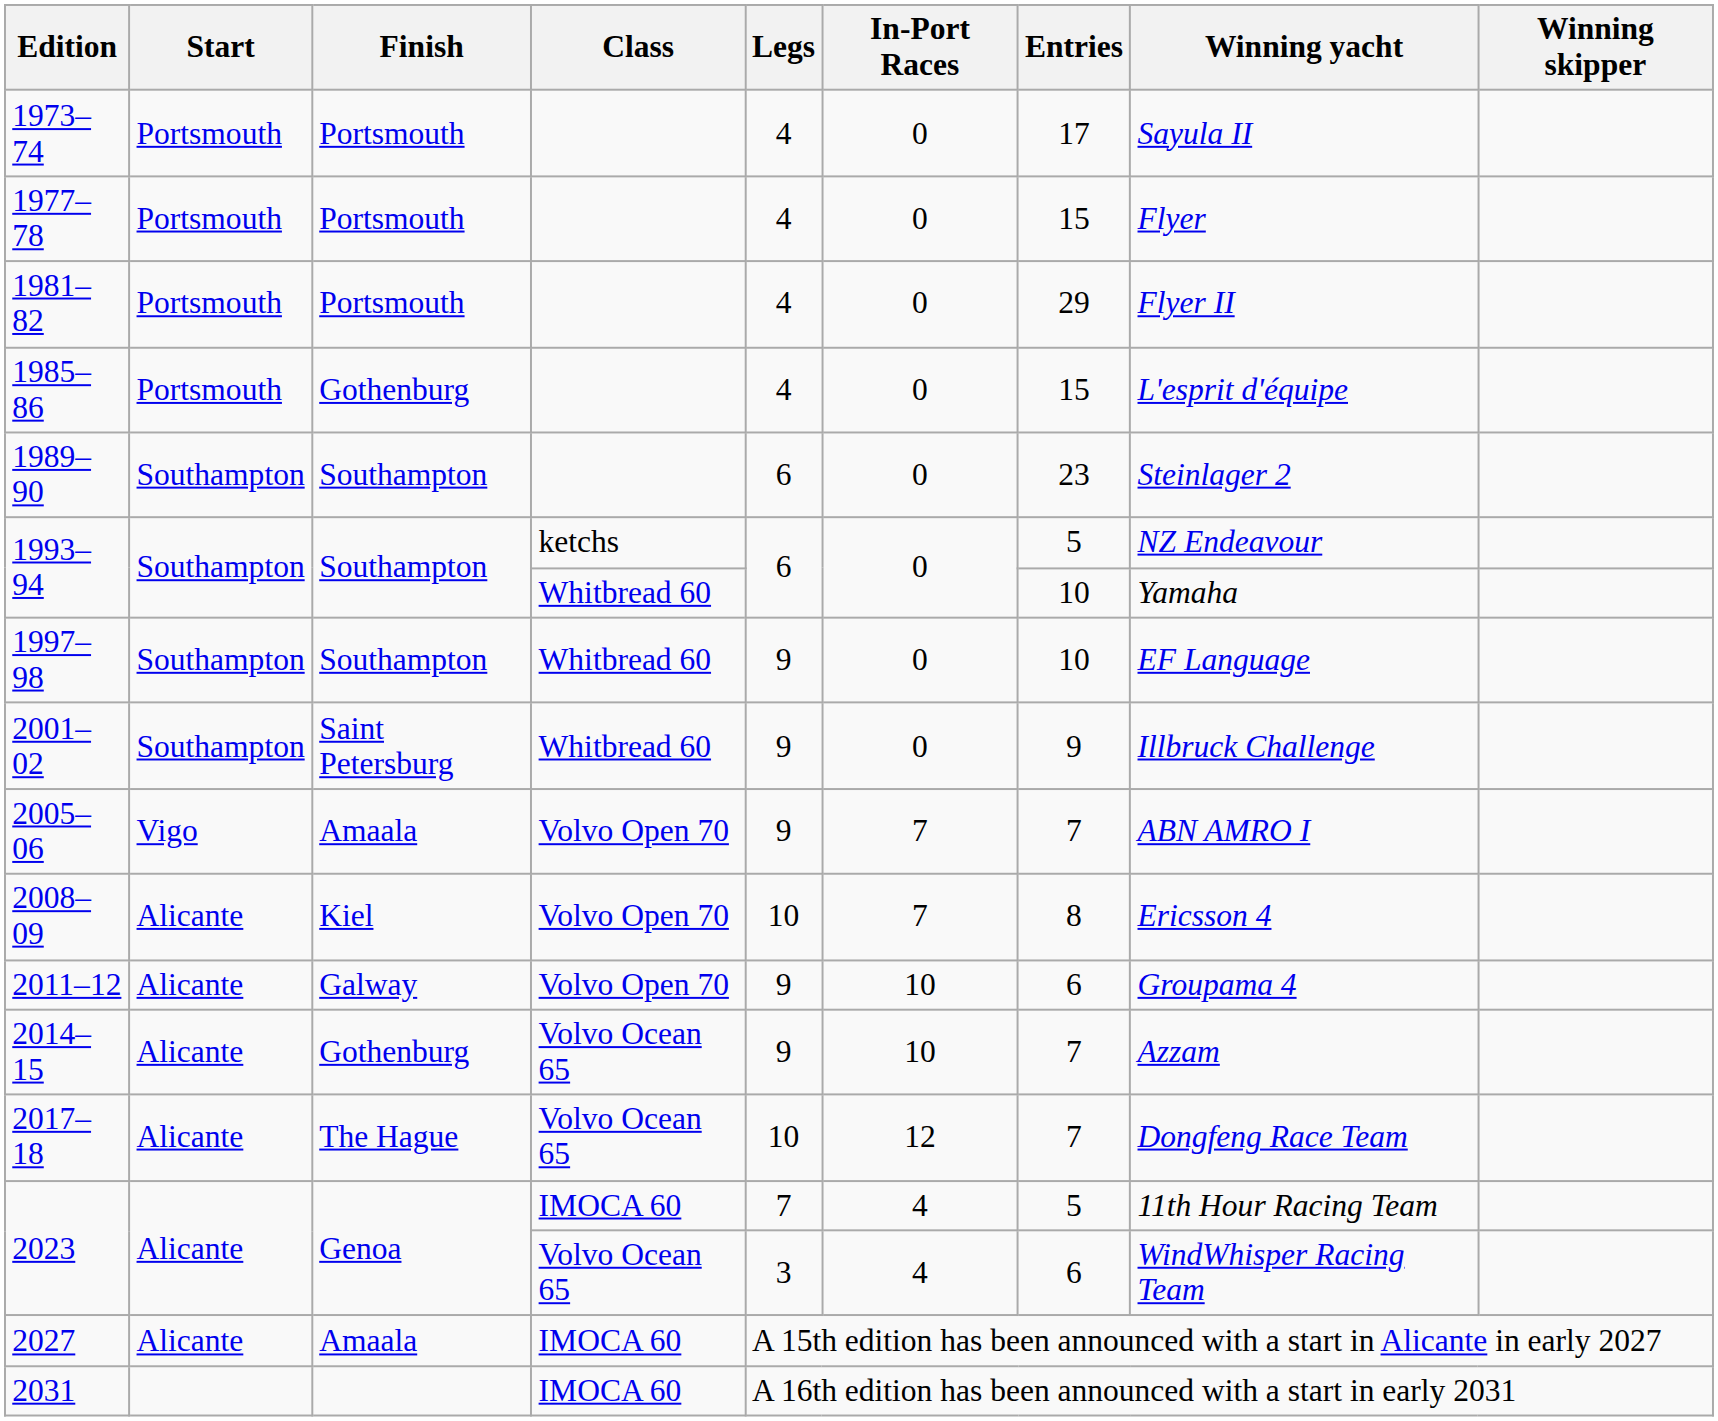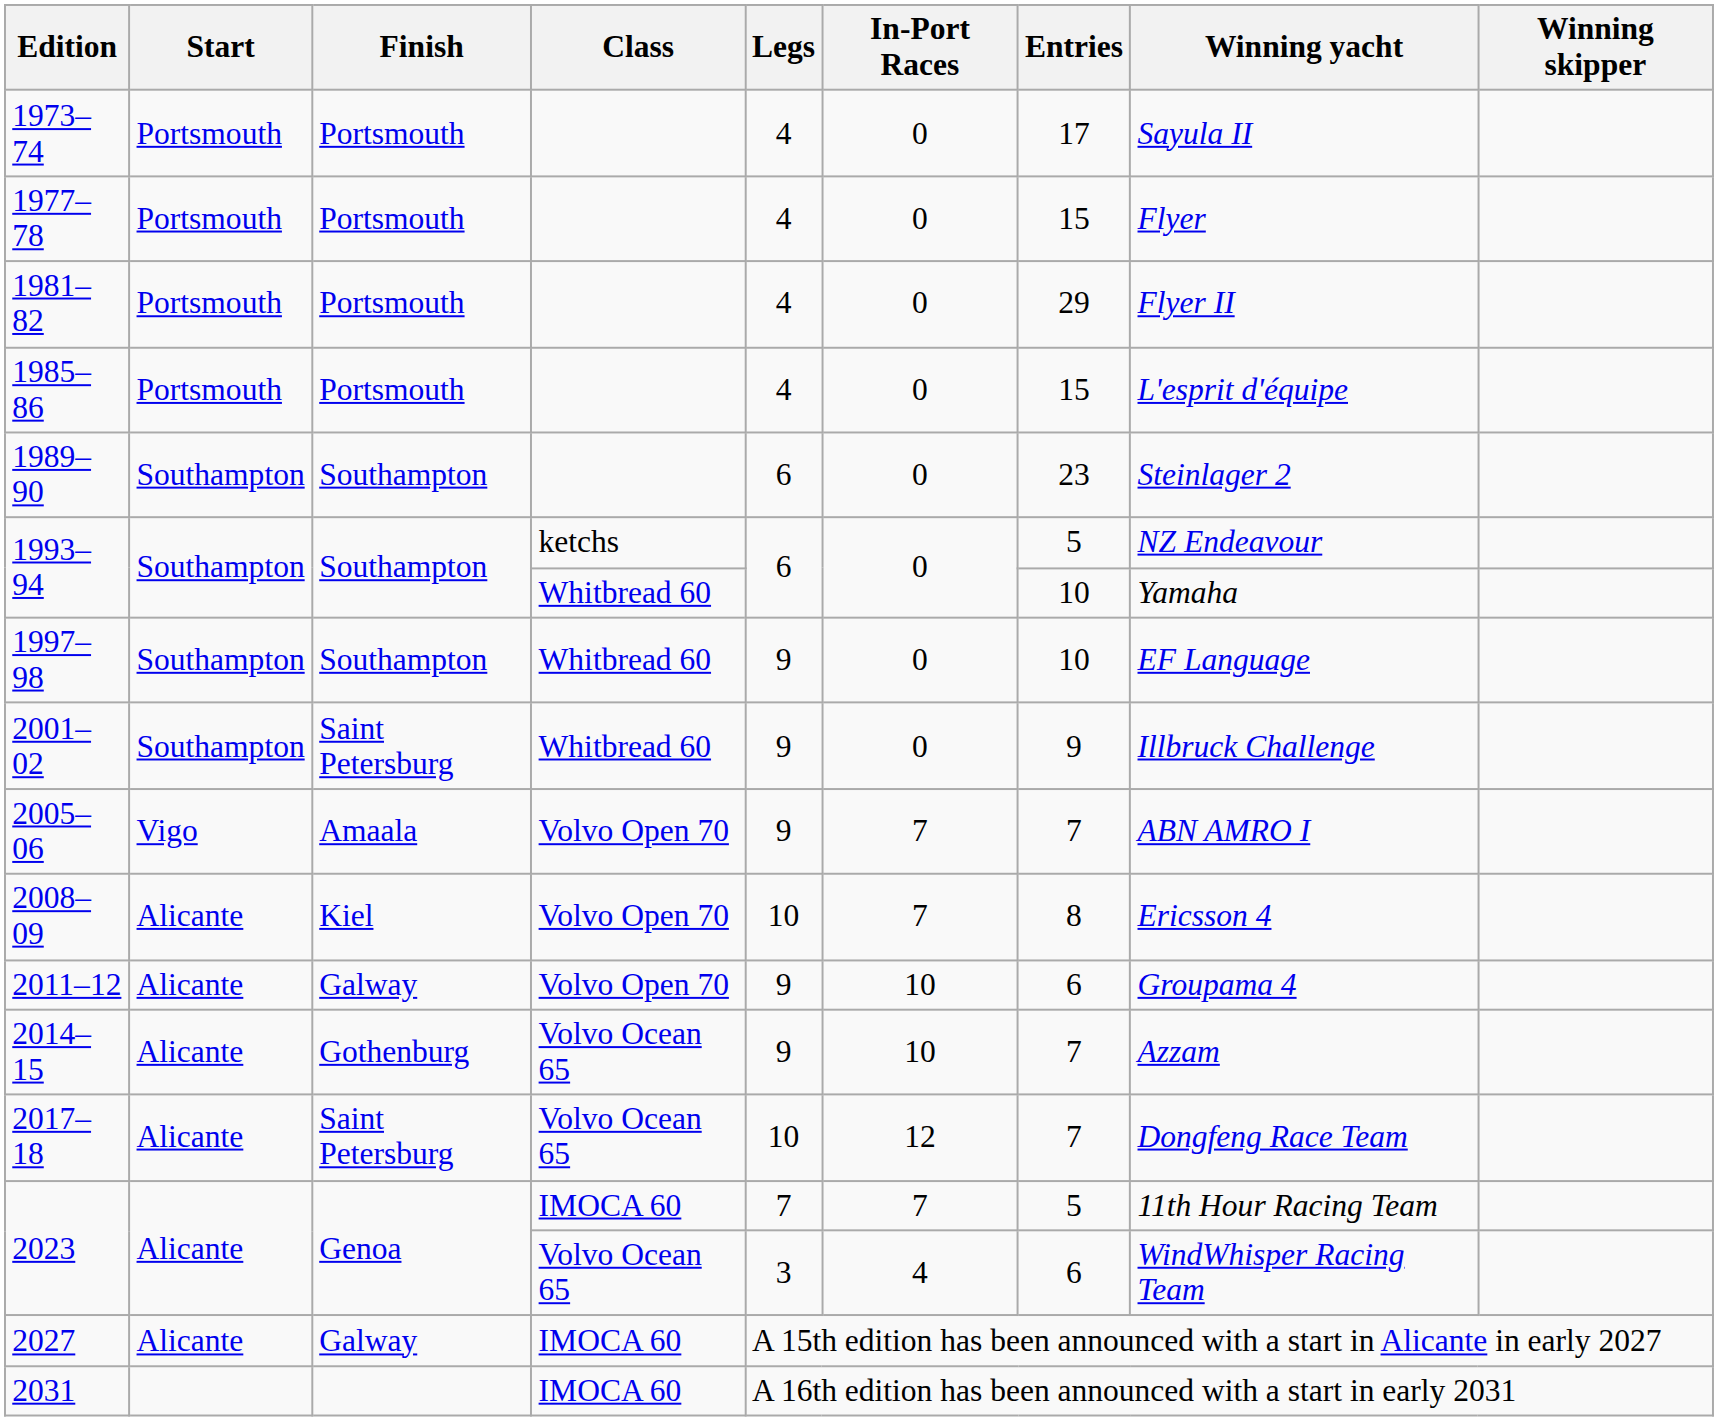(394, 389) Gothenburg -> (392, 389) Portsmouth
(389, 1137) The Hague -> (386, 1137) Saint Petersburg
(920, 1204) 4 -> (920, 1204) 7
(368, 1340) Amaala -> (368, 1340) Galway
